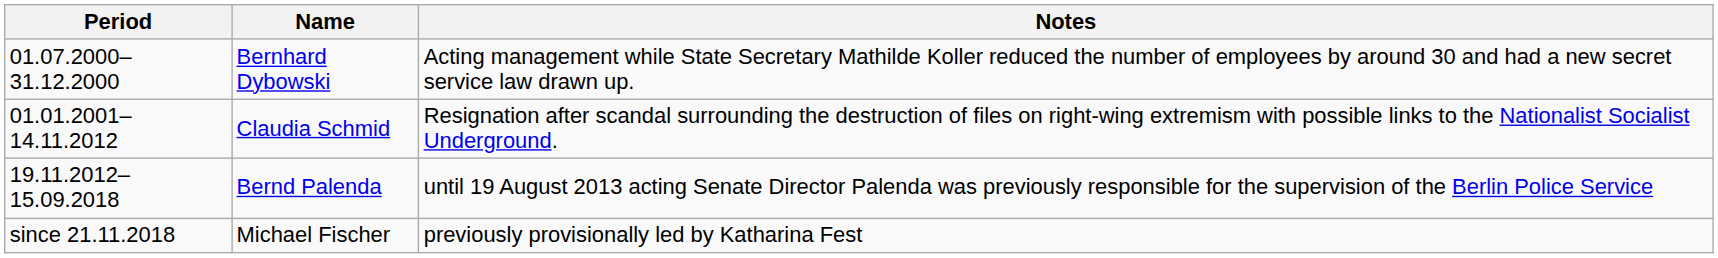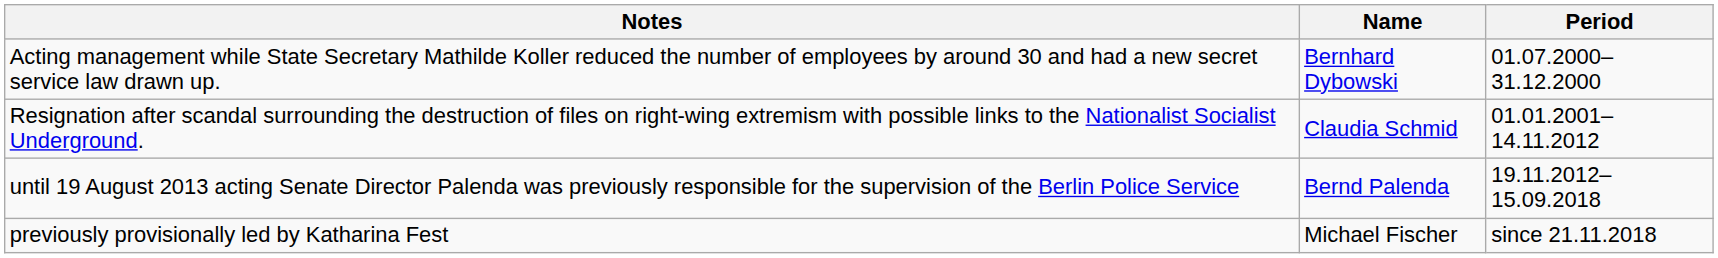columns swapped: (118, 21) <-> (1066, 21)
